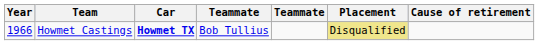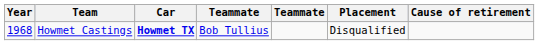(20, 31) 1966 -> (20, 31) 1968
(368, 31) khaki background -> (368, 31) no background
